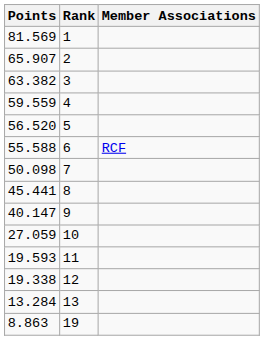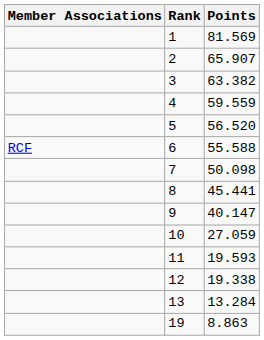columns swapped: (179, 16) <-> (32, 16)
